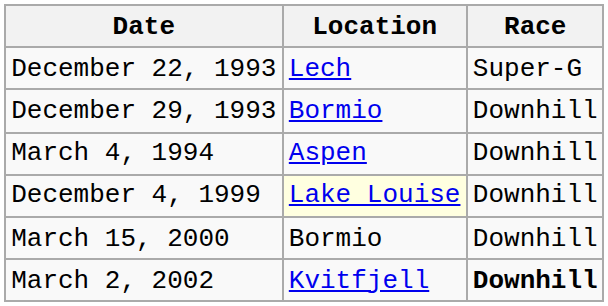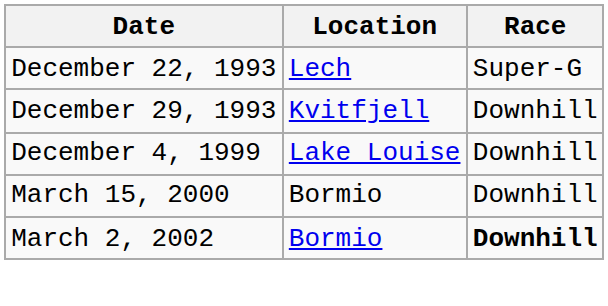(336, 111) Bormio -> (359, 111) Kvitfjell
- row: (113, 153)
(375, 196) lightyellow background -> (375, 153) no background
(359, 280) Kvitfjell -> (336, 238) Bormio
